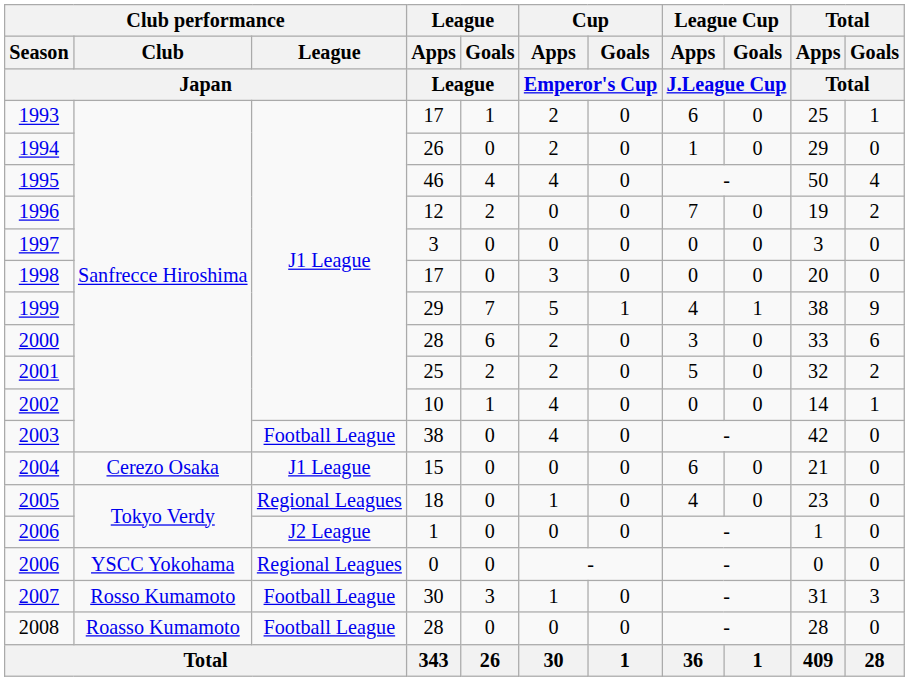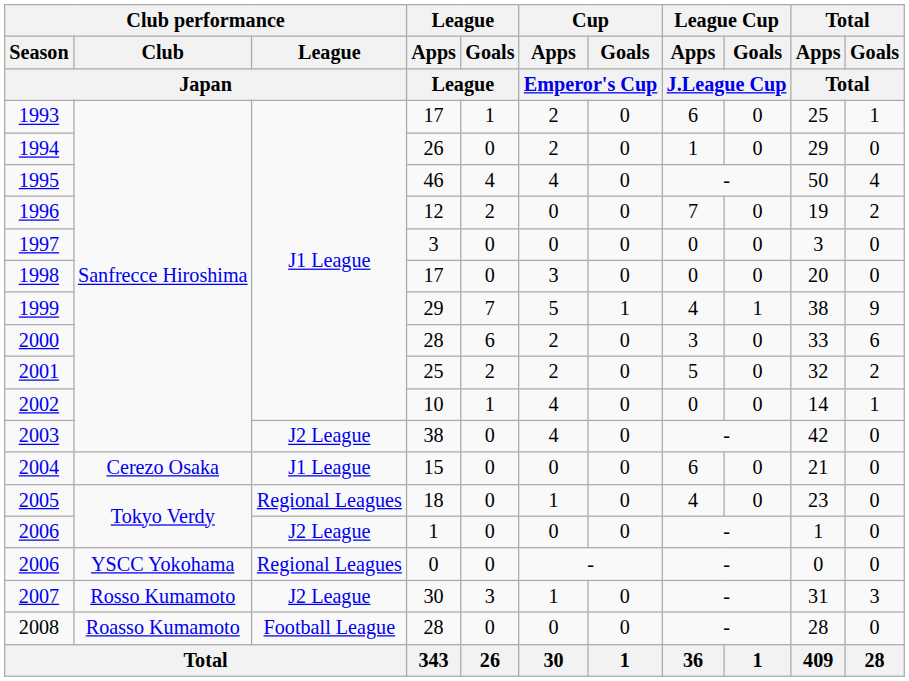(329, 436) Football League -> (329, 436) J2 League
(329, 595) Football League -> (329, 595) J2 League
